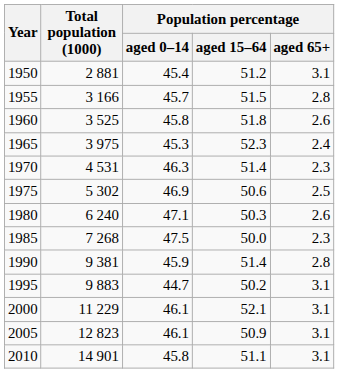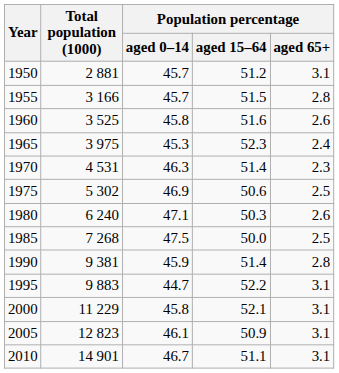(176, 73) 45.4 -> (176, 73) 45.7
(254, 120) 51.8 -> (254, 120) 51.6
(321, 238) 2.3 -> (321, 238) 2.5
(254, 285) 50.2 -> (254, 285) 52.2
(176, 309) 46.1 -> (176, 309) 45.8
(176, 356) 45.8 -> (176, 356) 46.7
